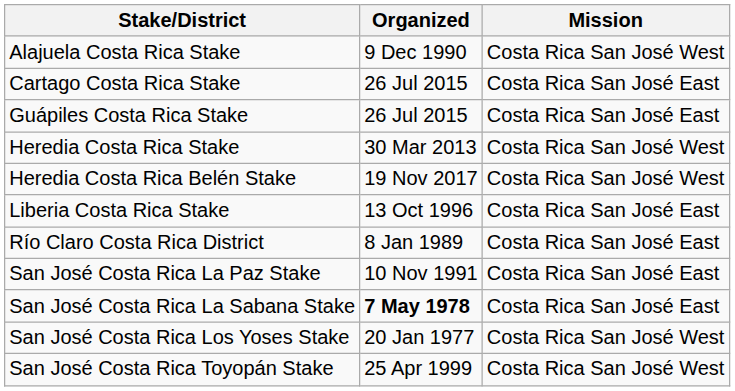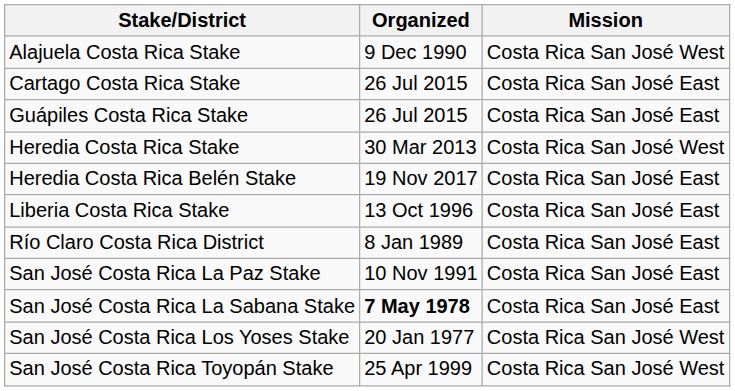(606, 178) Costa Rica San José West -> (603, 178) Costa Rica San José East
